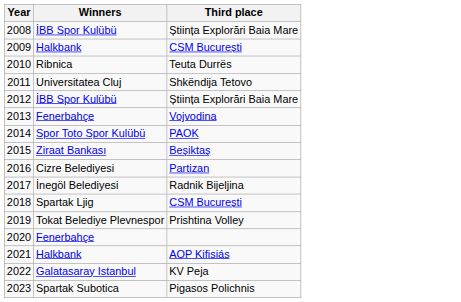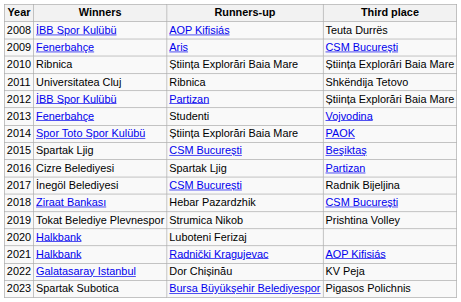+ column: (245, 13)
(234, 30) Știința Explorări Baia Mare -> (357, 30) Teuta Durrës
(59, 47) Halkbank -> (65, 47) Fenerbahçe
(200, 64) Teuta Durrës -> (390, 64) Știința Explorări Baia Mare
(71, 151) Ziraat Bankası -> (65, 151) Spartak Ljig
(65, 202) Spartak Ljig -> (71, 202) Ziraat Bankası
(65, 237) Fenerbahçe -> (59, 237) Halkbank
